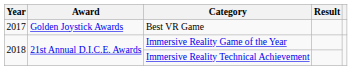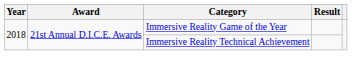- row: (175, 27)
